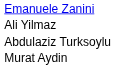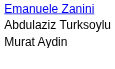- row: (30, 25)
